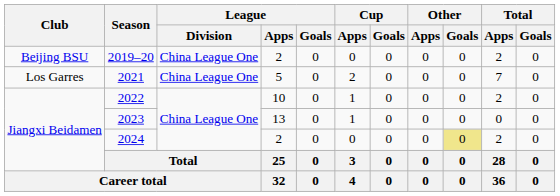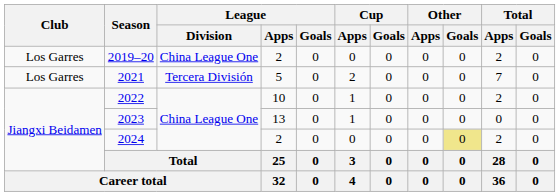(55, 56) Beijing BSU -> (55, 56) Los Garres
(209, 77) China League One -> (209, 77) Tercera División
